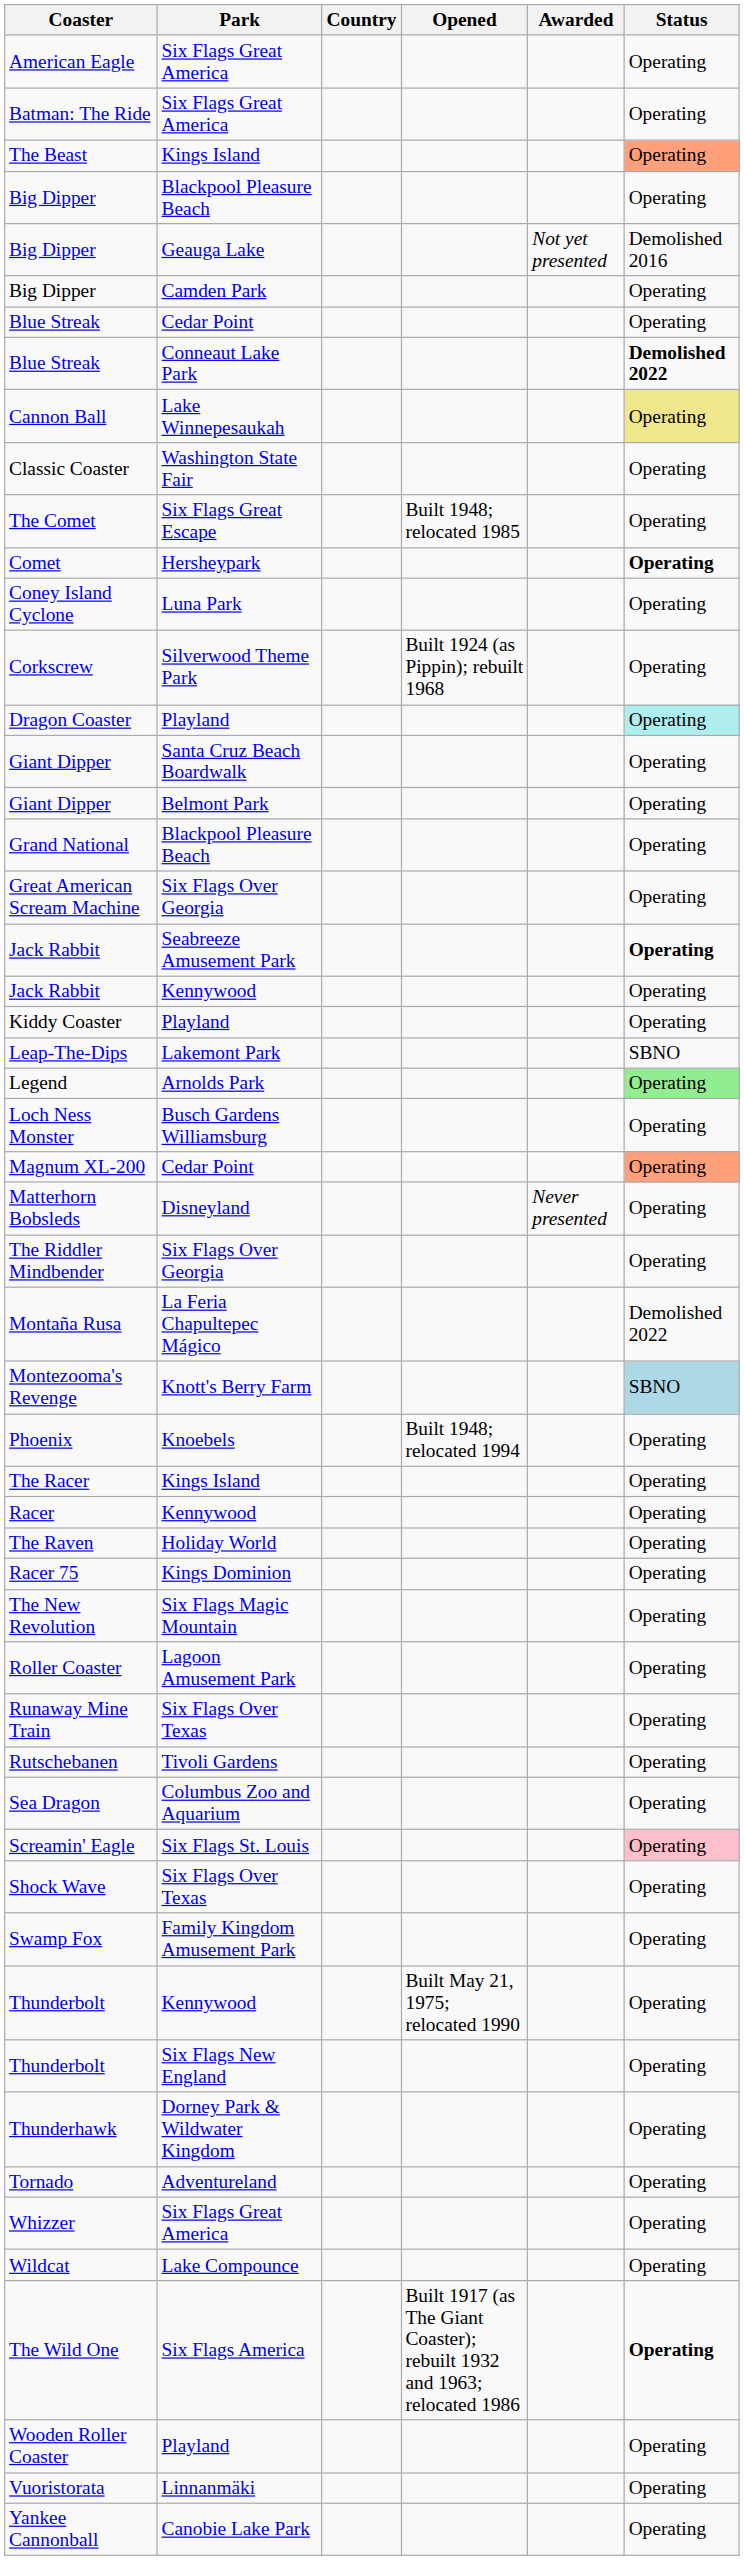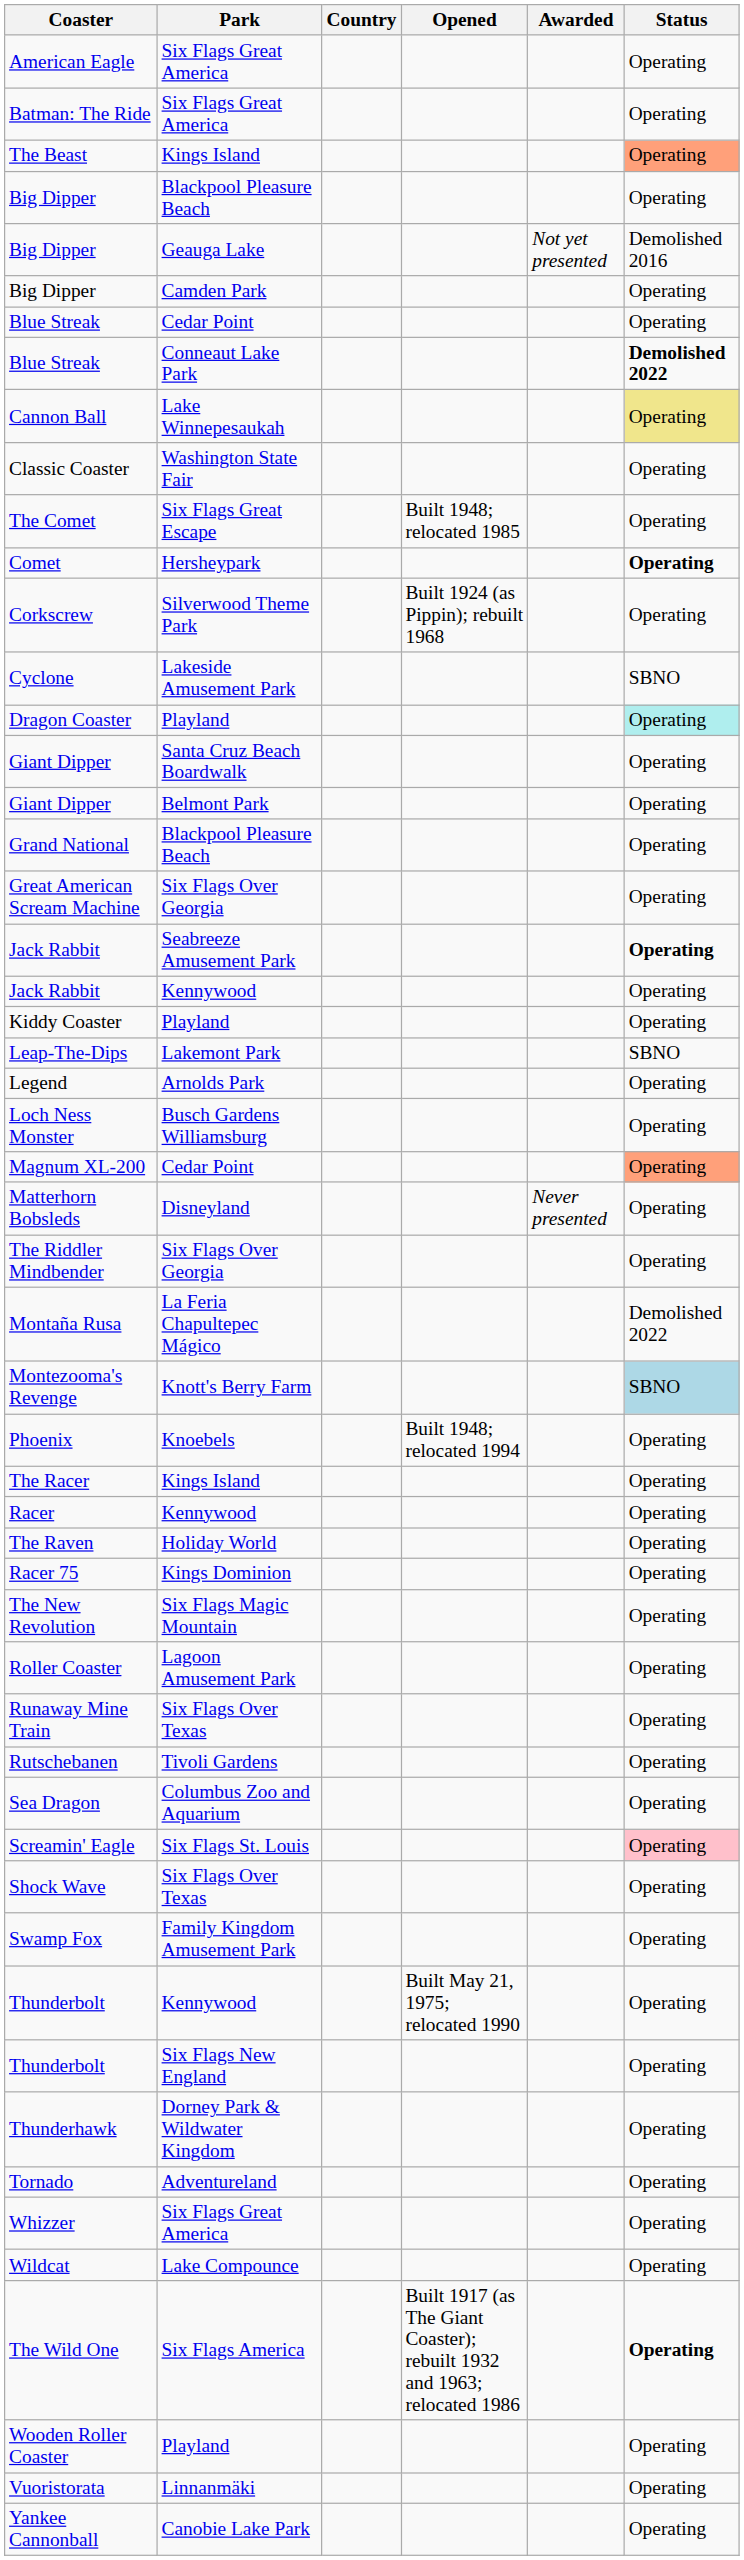- row: (60, 604)
+ row: (41, 678)
(667, 1083) lightgreen background -> (667, 1083) no background
